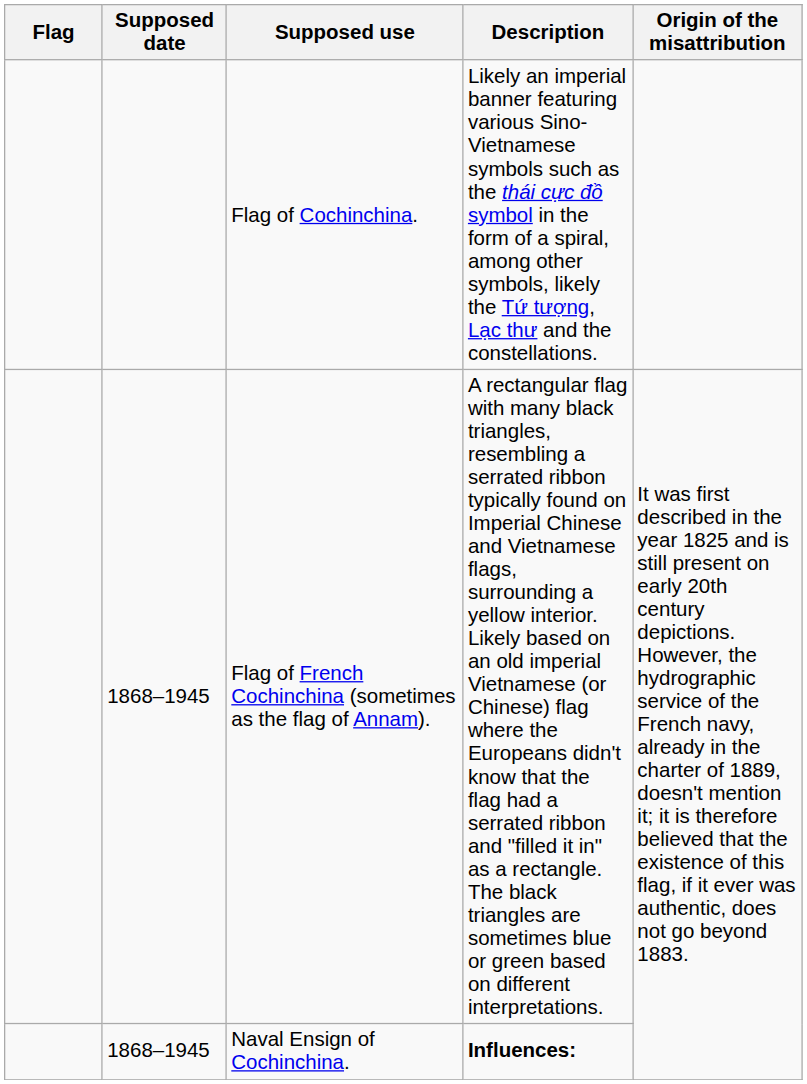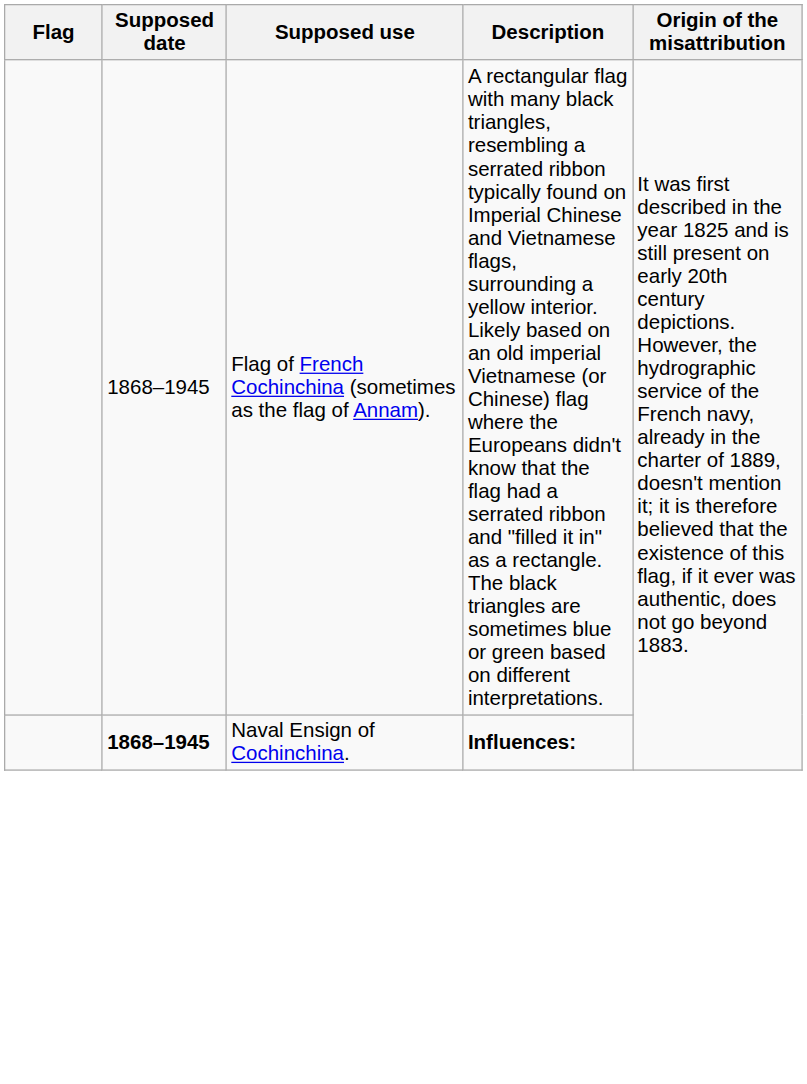- row: (325, 214)
(158, 1051) normal -> (158, 742) bold
